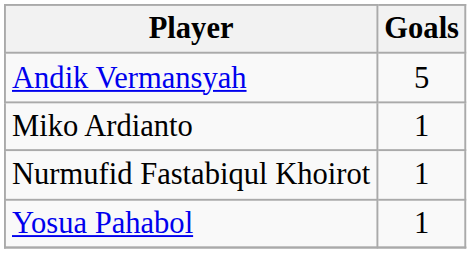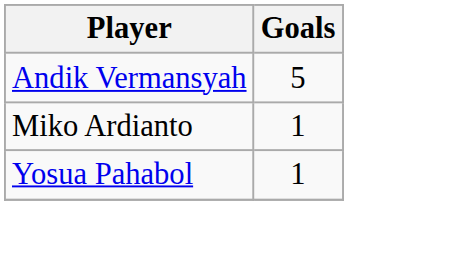- row: (191, 174)
